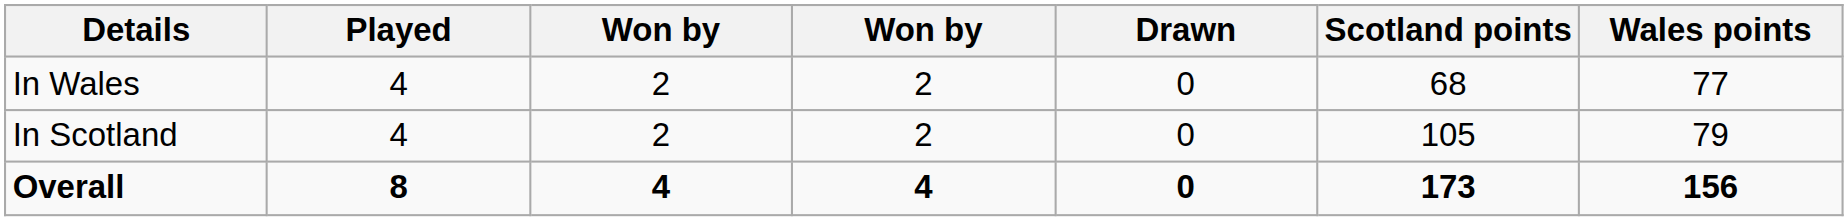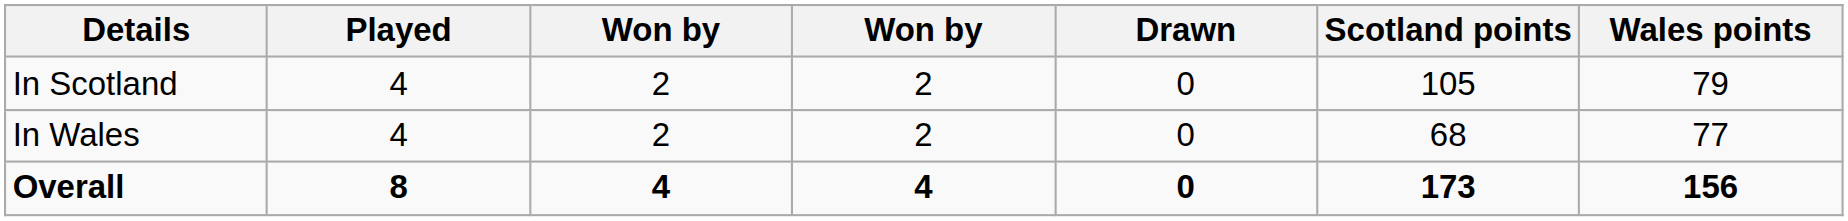rows swapped: (95, 135) <-> (76, 82)
